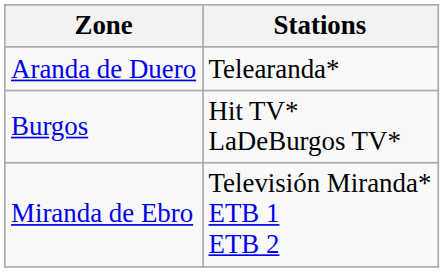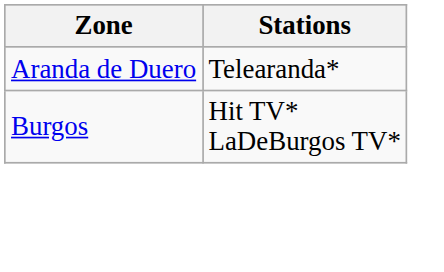- row: (102, 214)
